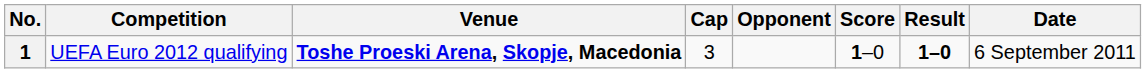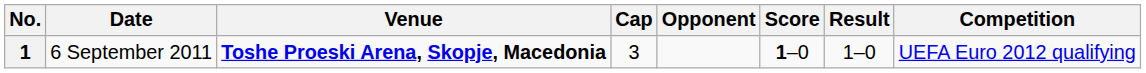columns swapped: (1055, 20) <-> (169, 20)
(935, 51) bold -> (859, 51) normal
